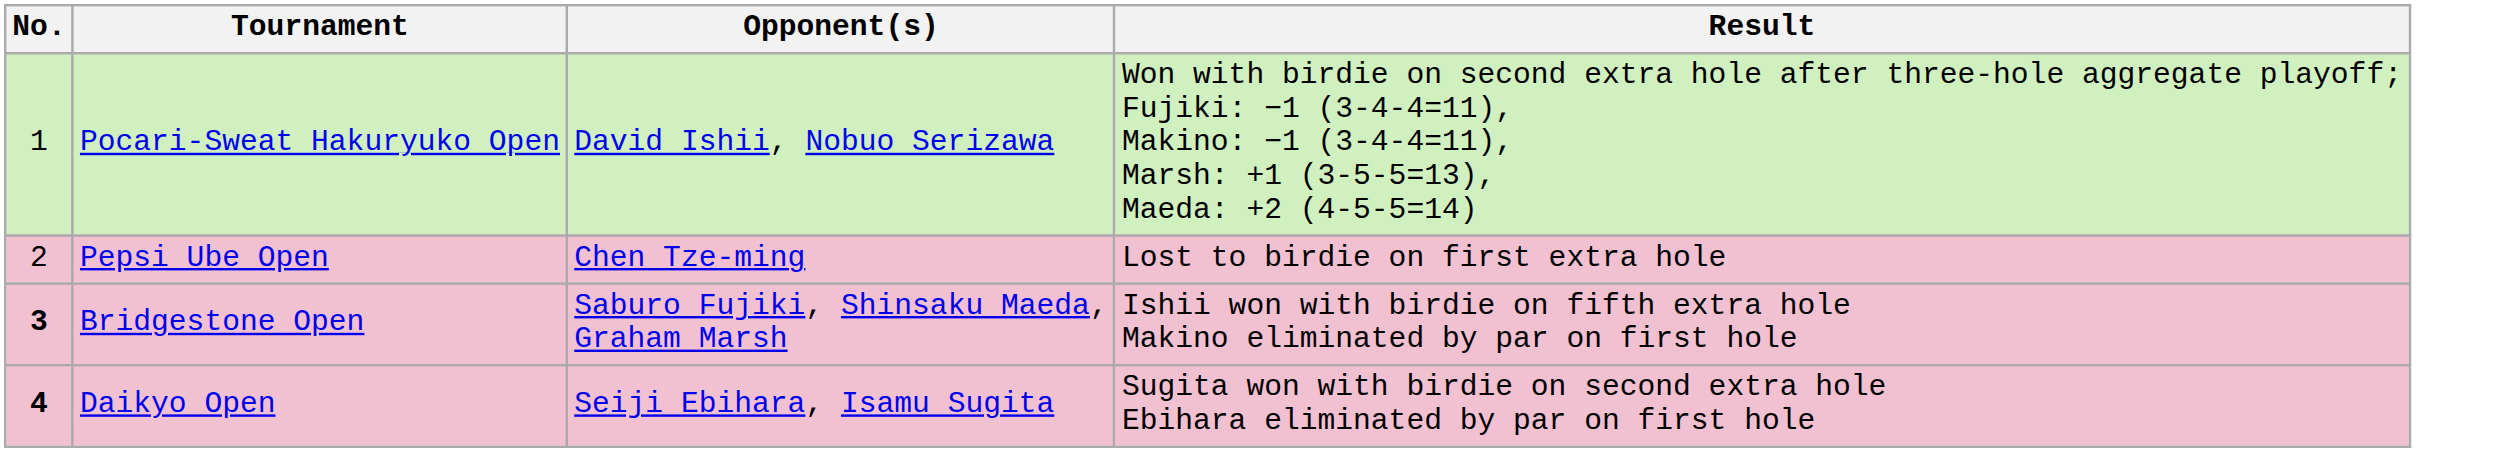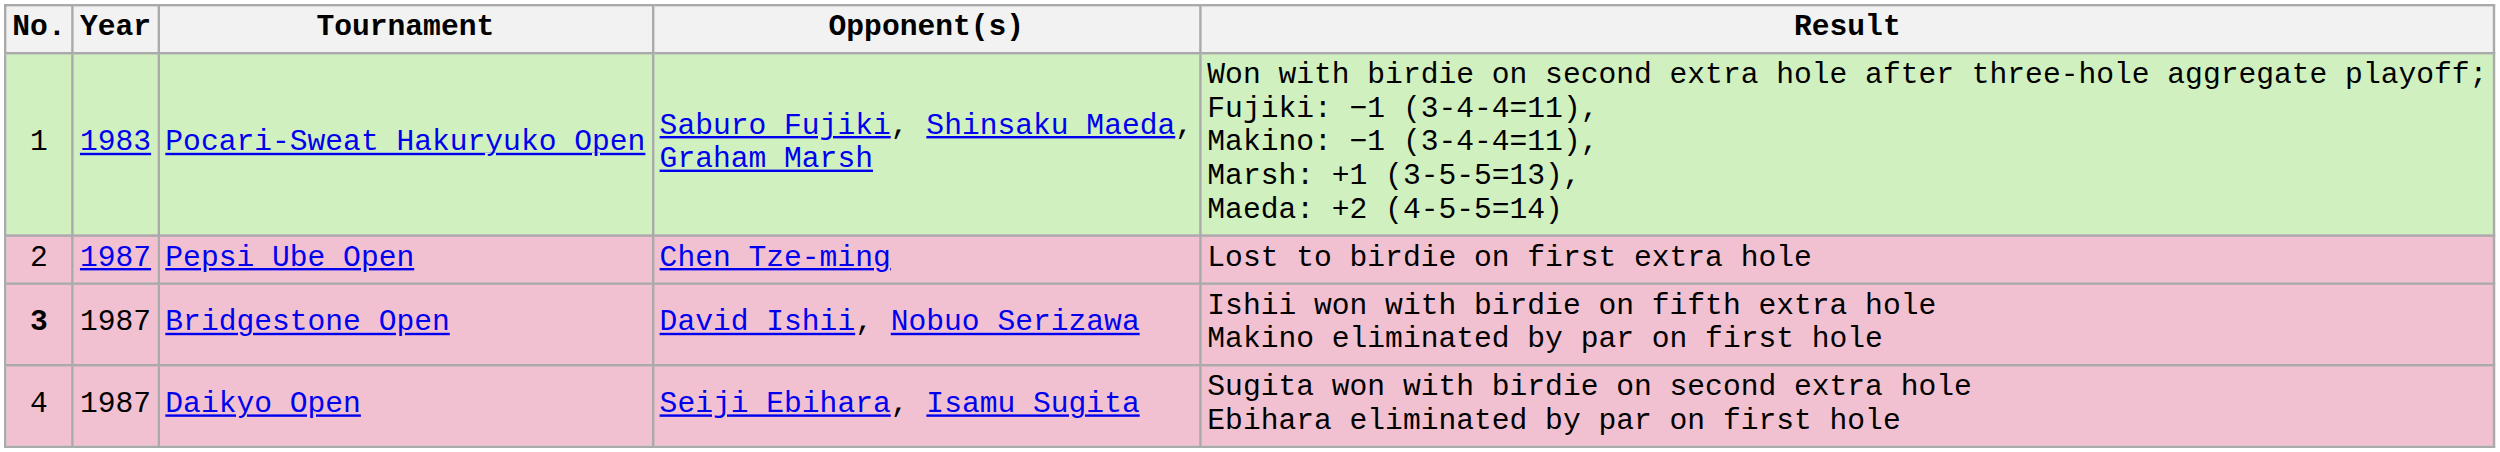+ column: (116, 29)
(814, 145) David Ishii, Nobuo Serizawa -> (926, 145) Saburo Fujiki, Shinsaku Maeda, Graham Marsh
(841, 324) Saburo Fujiki, Shinsaku Maeda, Graham Marsh -> (900, 324) David Ishii, Nobuo Serizawa
(39, 406) bold -> (39, 406) normal
